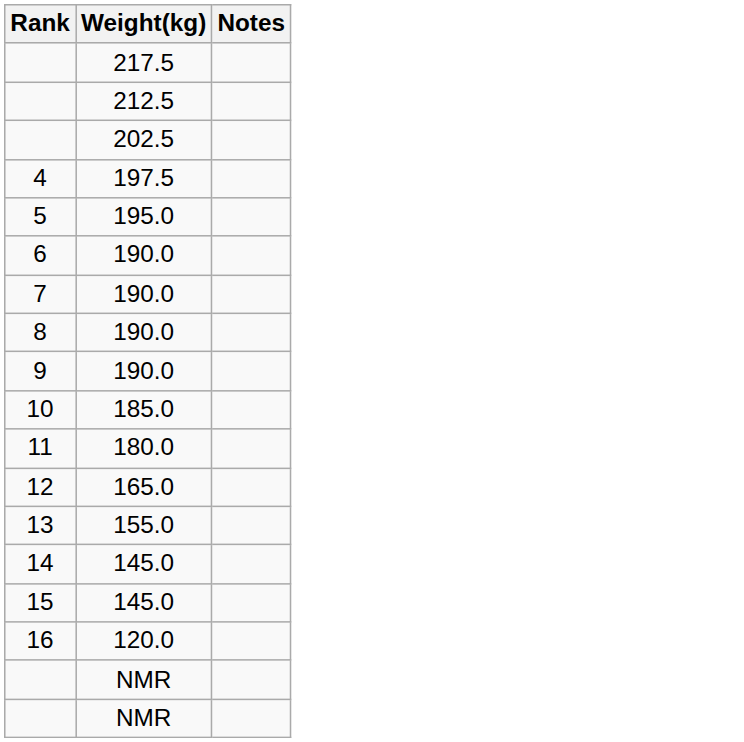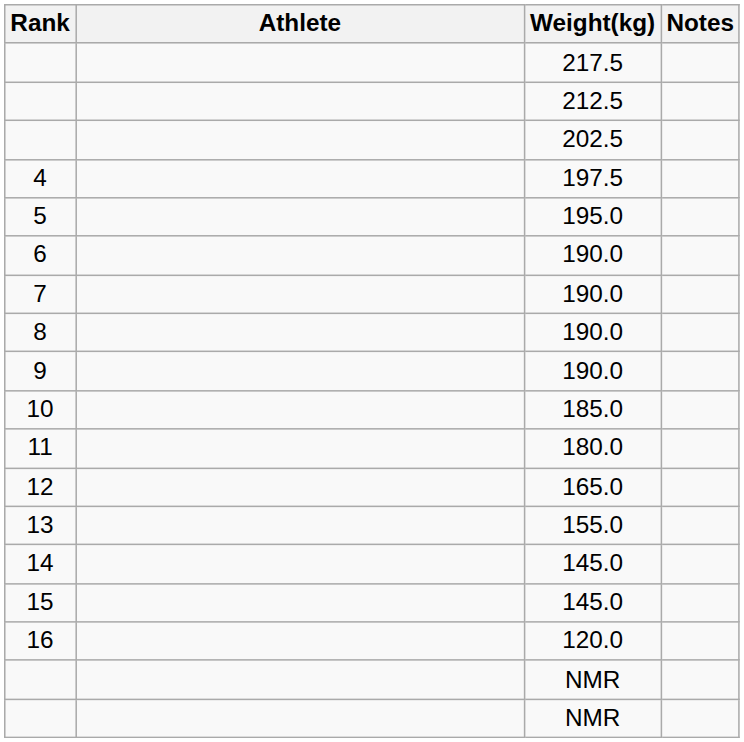+ column: (300, 23)
